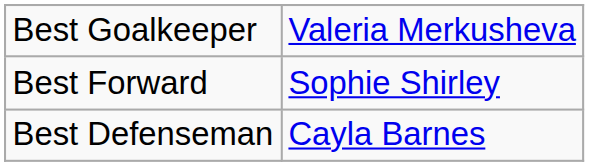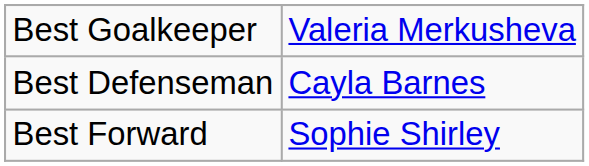rows swapped: (143, 134) <-> (110, 82)
